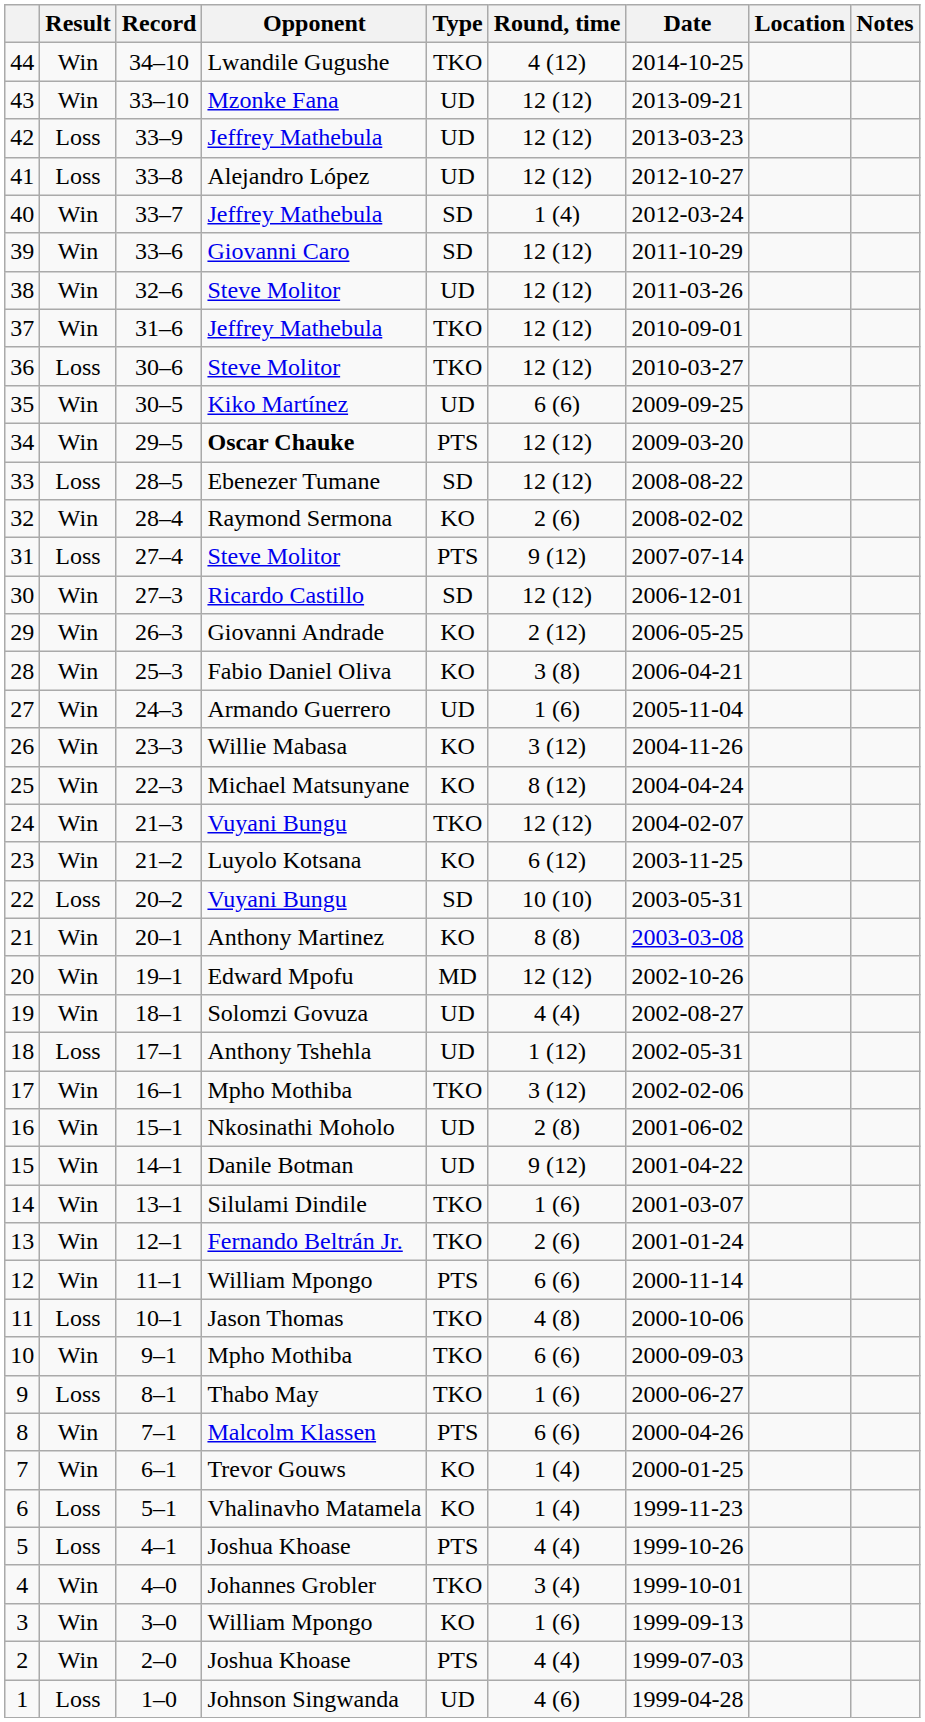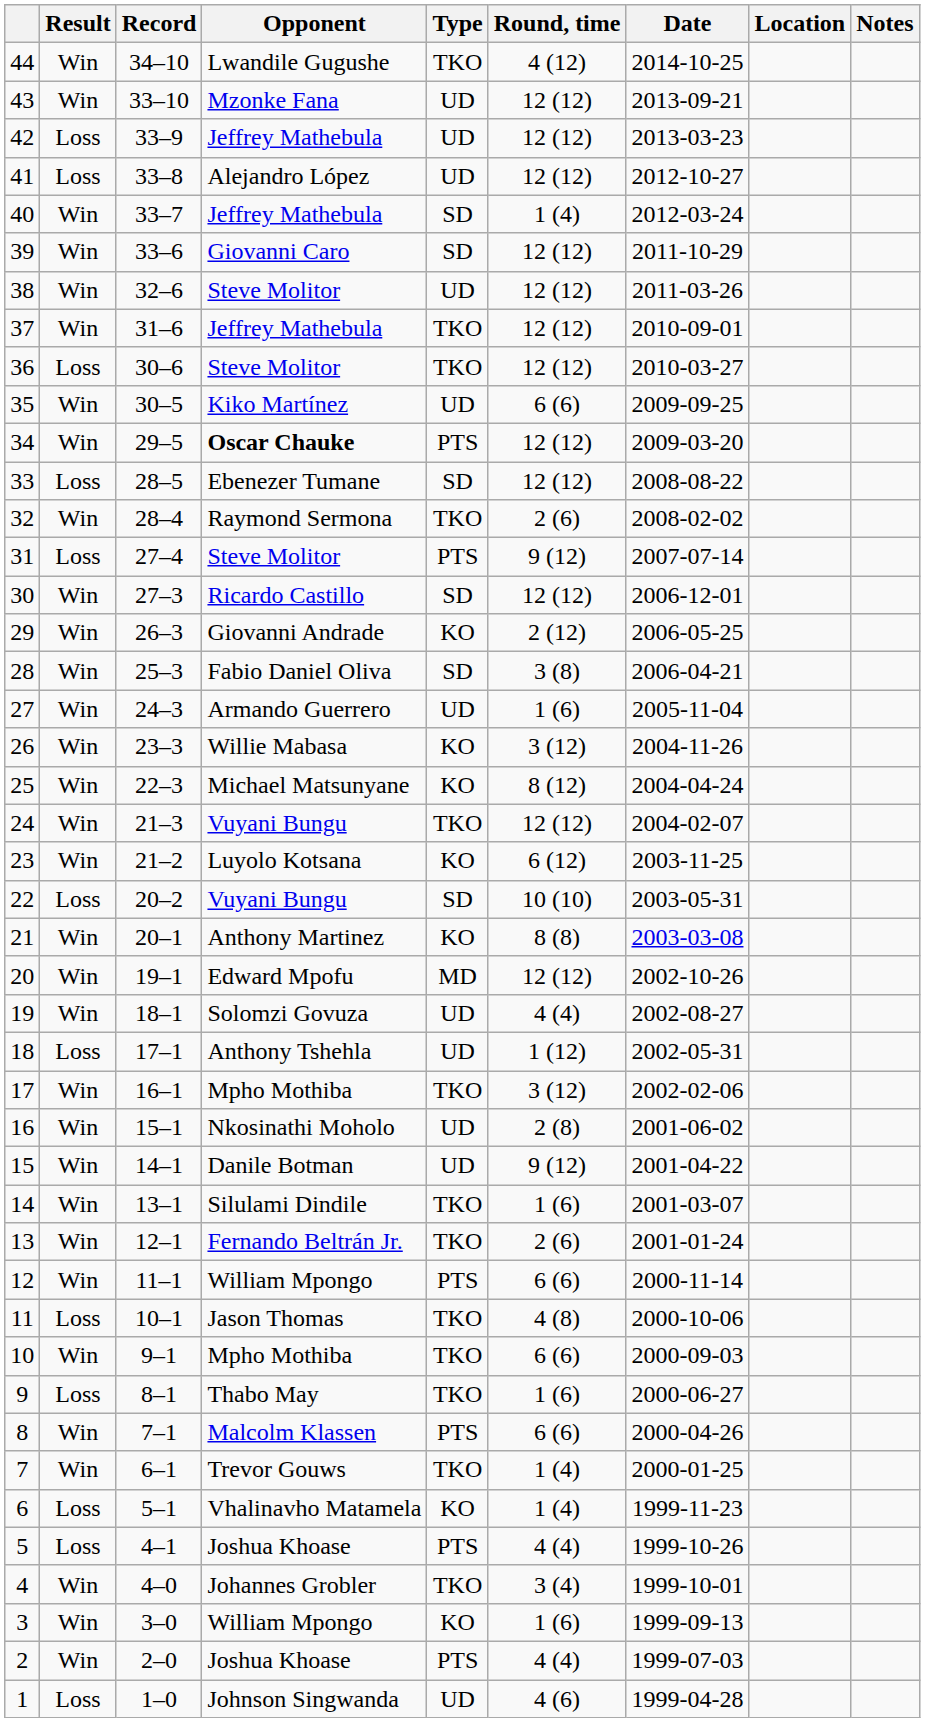(458, 518) KO -> (458, 518) TKO
(458, 670) KO -> (458, 670) SD
(458, 1469) KO -> (458, 1469) TKO
